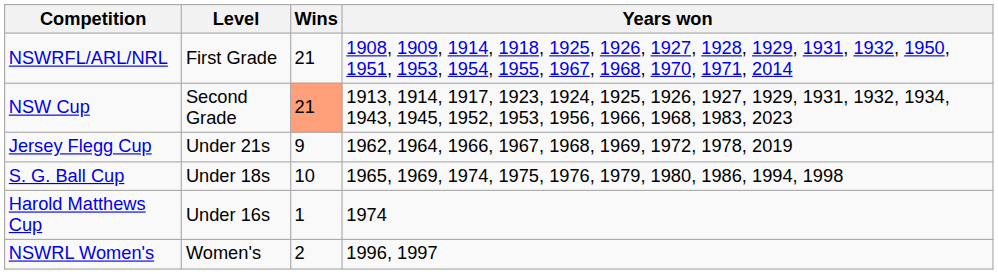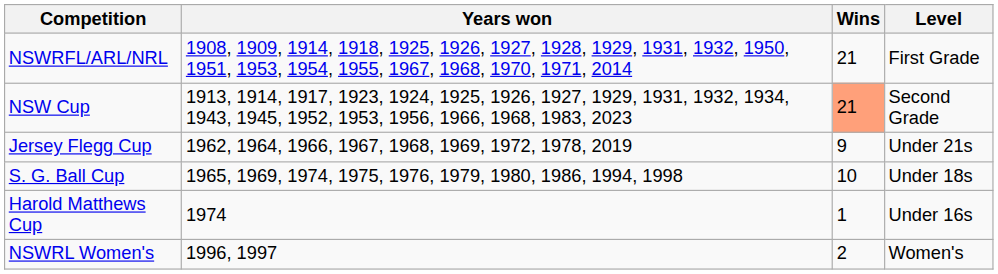columns swapped: (236, 18) <-> (668, 18)
